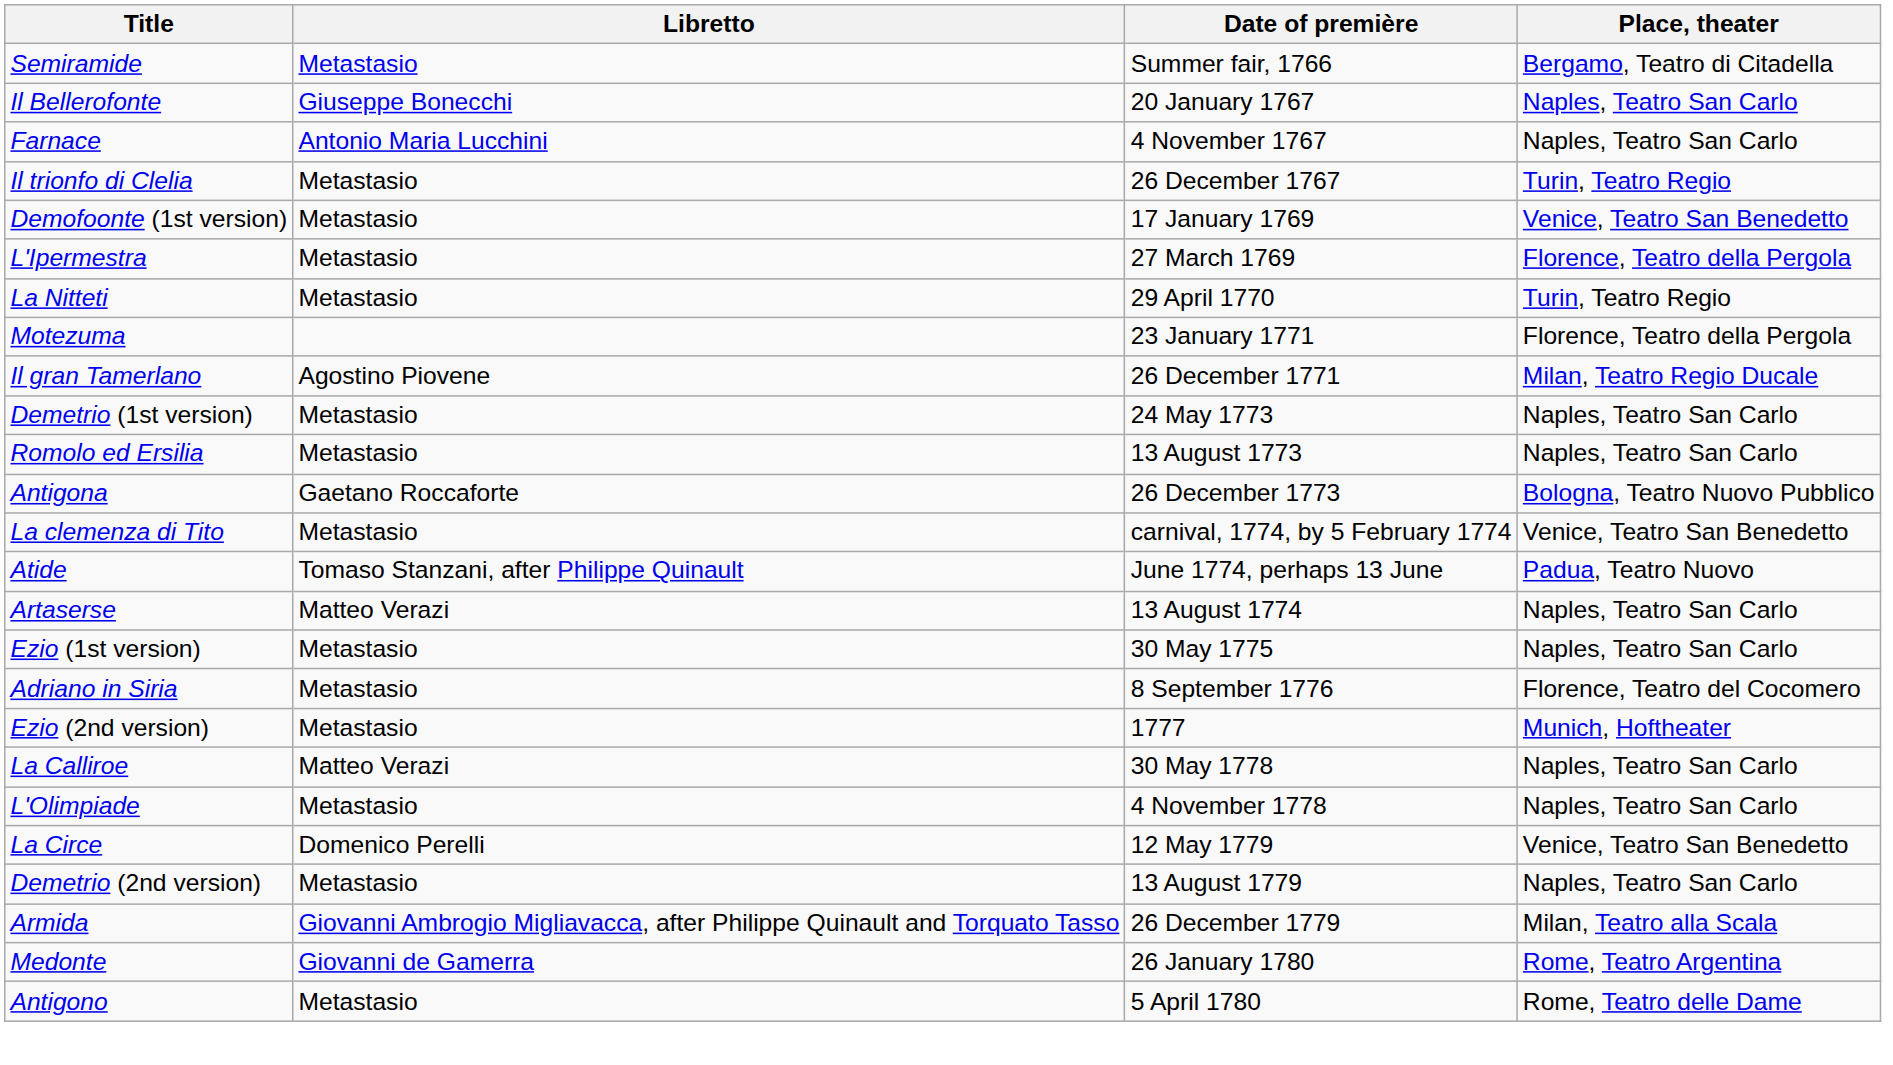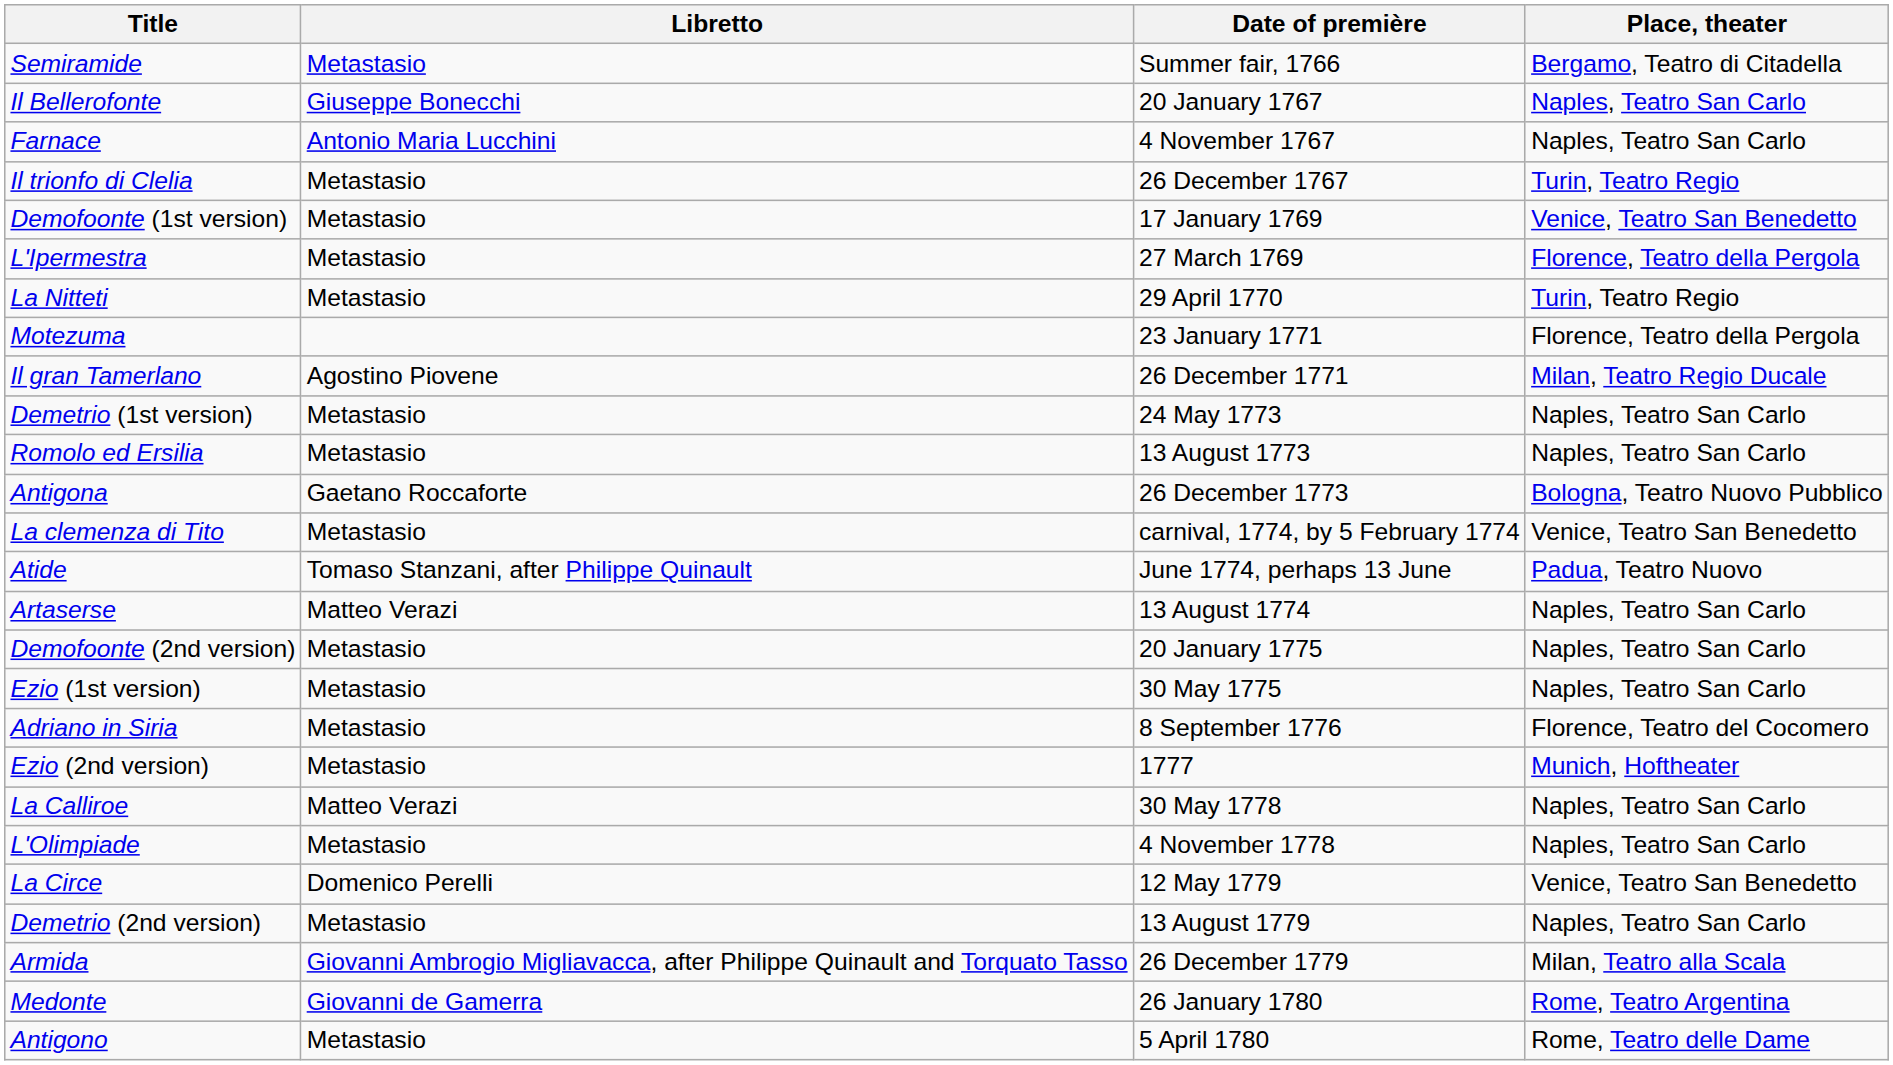+ row: (153, 649)
